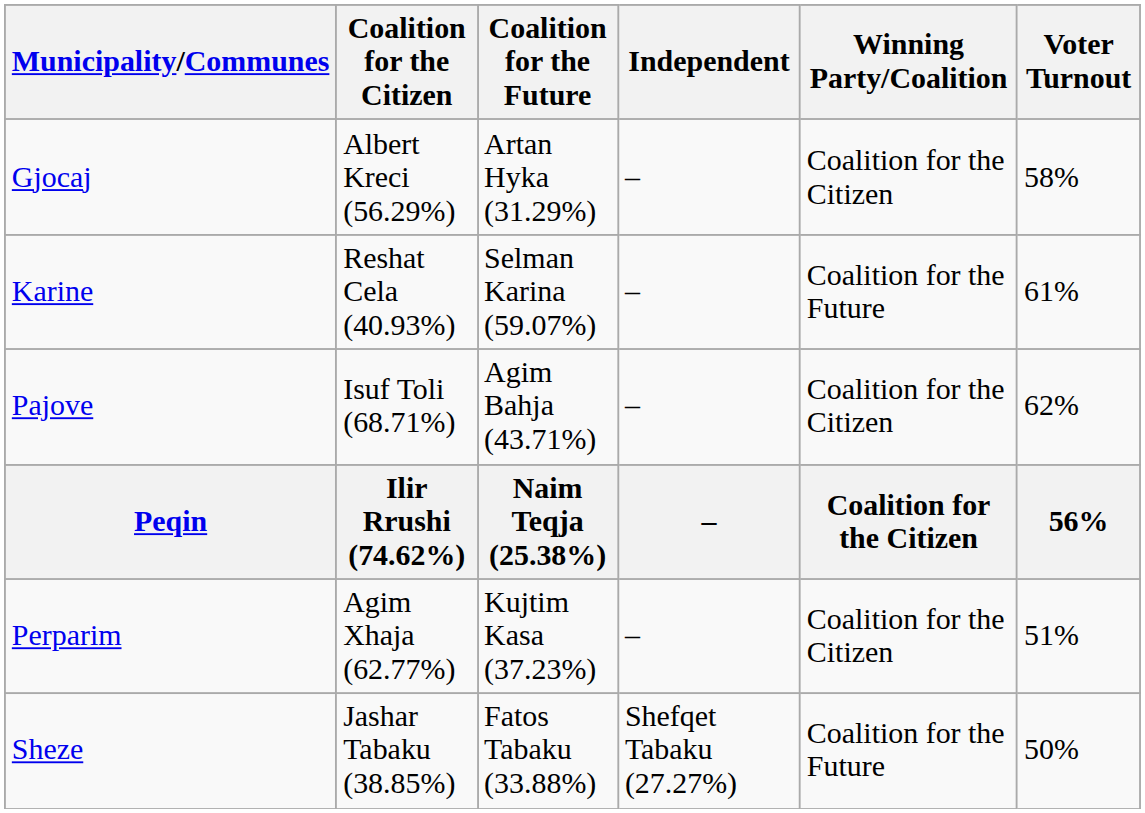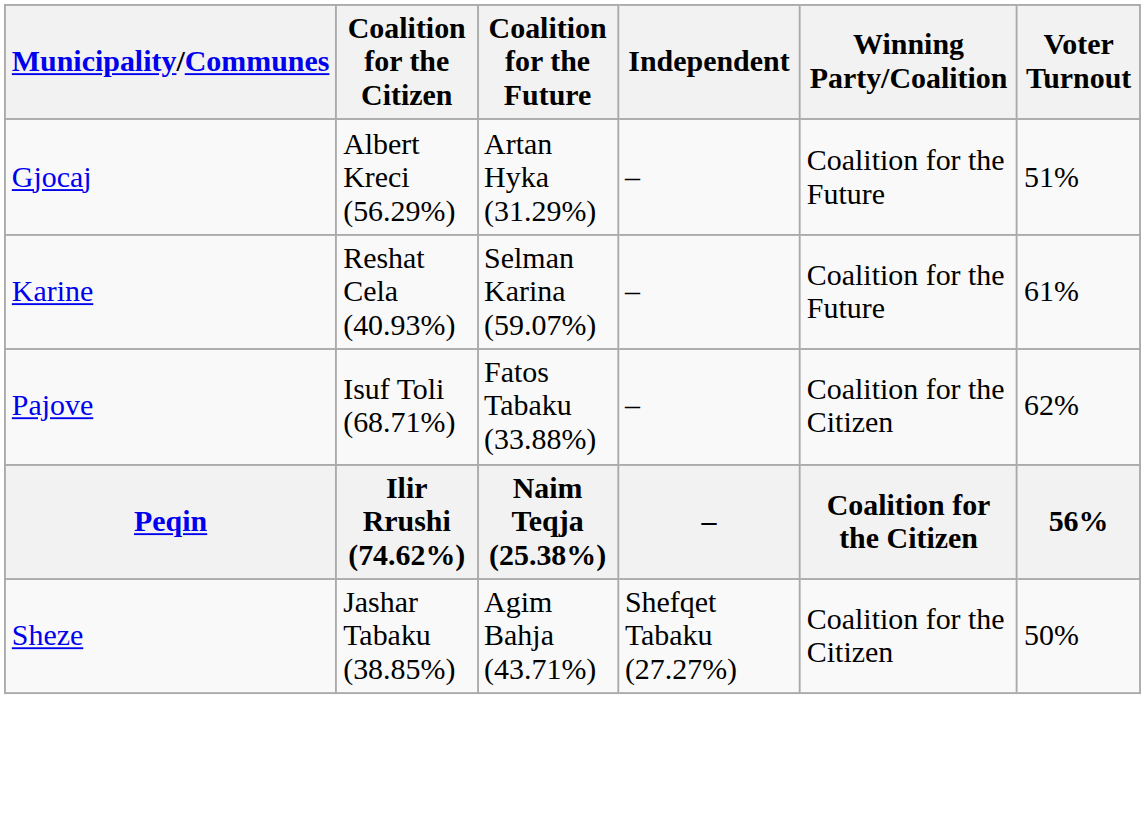(906, 176) Coalition for the Citizen -> (906, 176) Coalition for the Future
(1051, 176) 58% -> (1051, 176) 51%
(540, 406) Agim Bahja (43.71%) -> (540, 406) Fatos Tabaku (33.88%)
- row: (67, 635)
(540, 750) Fatos Tabaku (33.88%) -> (540, 635) Agim Bahja (43.71%)
(906, 750) Coalition for the Future -> (906, 635) Coalition for the Citizen
